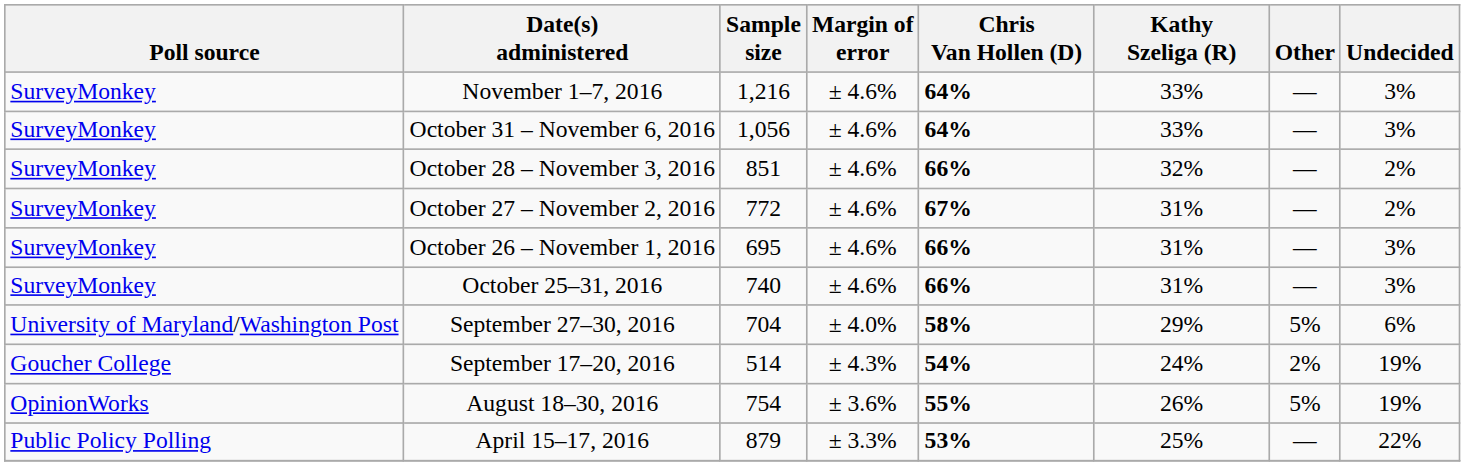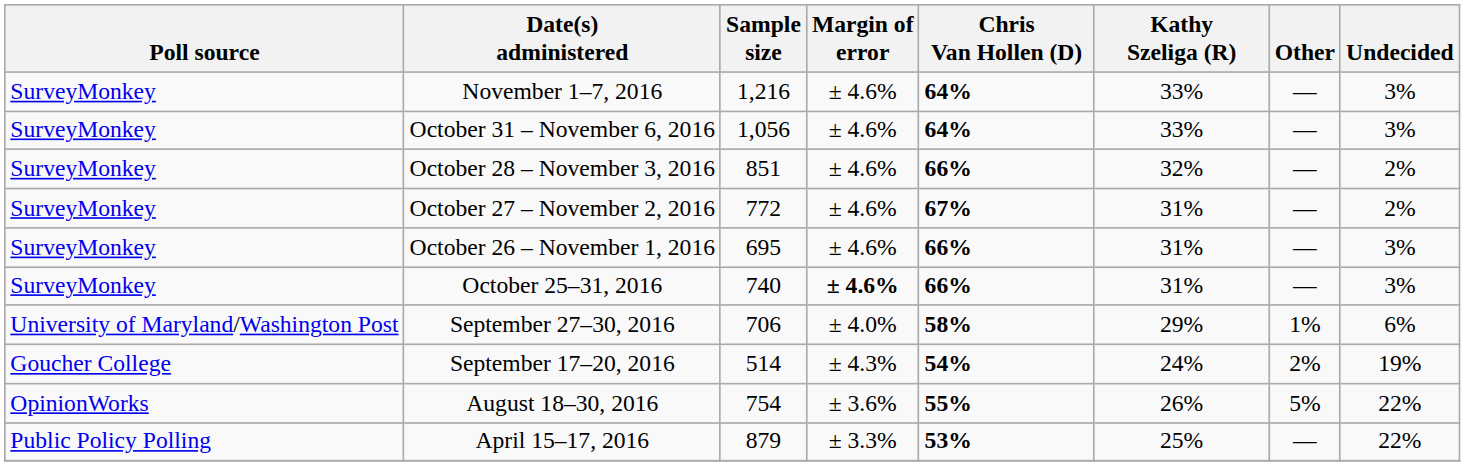(863, 285) normal -> (863, 285) bold
(763, 324) 704 -> (763, 324) 706
(1305, 324) 5% -> (1305, 324) 1%
(1400, 402) 19% -> (1400, 402) 22%
